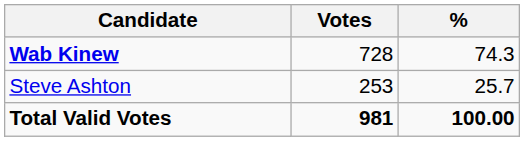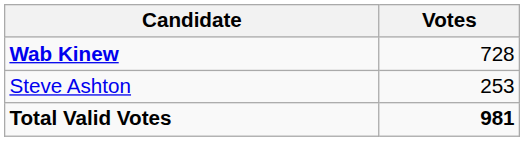- column: (459, 20)
